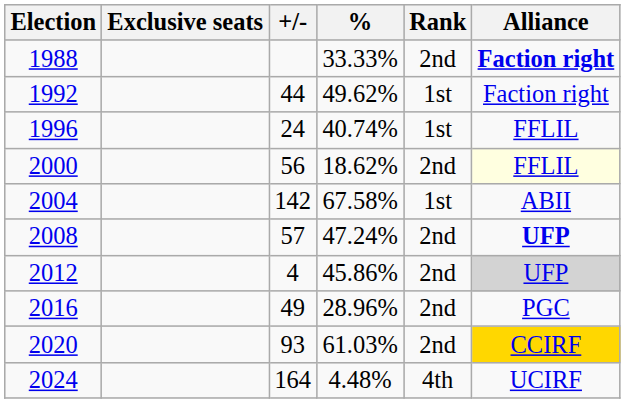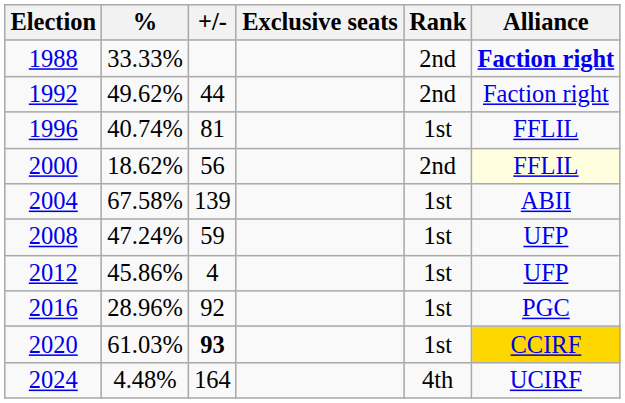columns swapped: (185, 22) <-> (360, 22)
(438, 93) 1st -> (438, 93) 2nd
(293, 129) 24 -> (212, 129) 81
(293, 201) 142 -> (212, 201) 139
(293, 236) 57 -> (212, 236) 59
(438, 236) 2nd -> (438, 236) 1st
(546, 236) bold -> (546, 236) normal
(438, 272) 2nd -> (438, 272) 1st
(546, 272) lightgrey background -> (546, 272) no background
(293, 308) 49 -> (212, 308) 92
(438, 308) 2nd -> (438, 308) 1st
(293, 344) normal -> (212, 344) bold
(438, 344) 2nd -> (438, 344) 1st
